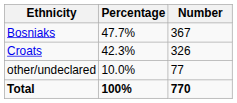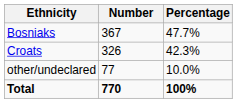columns swapped: (200, 13) <-> (133, 13)
